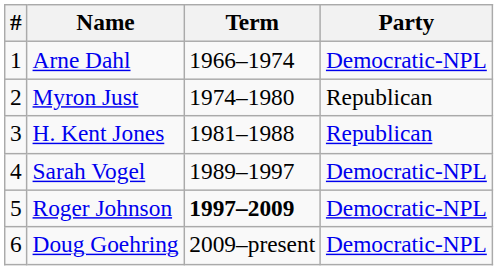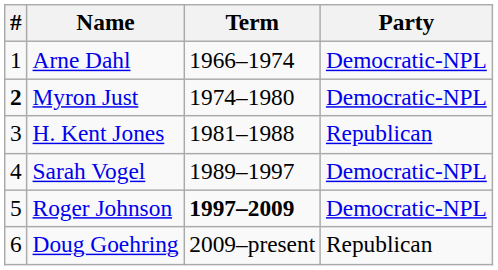(16, 97) normal -> (16, 97) bold
(379, 97) Republican -> (406, 97) Democratic-NPL
(406, 245) Democratic-NPL -> (379, 245) Republican
